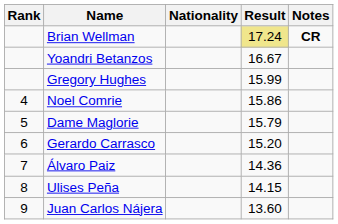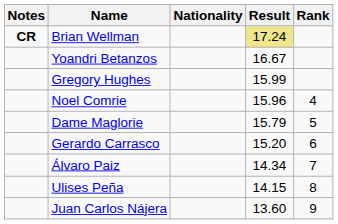columns swapped: (24, 15) <-> (311, 15)
(265, 101) 15.86 -> (269, 101) 15.96
(265, 165) 14.36 -> (269, 165) 14.34
